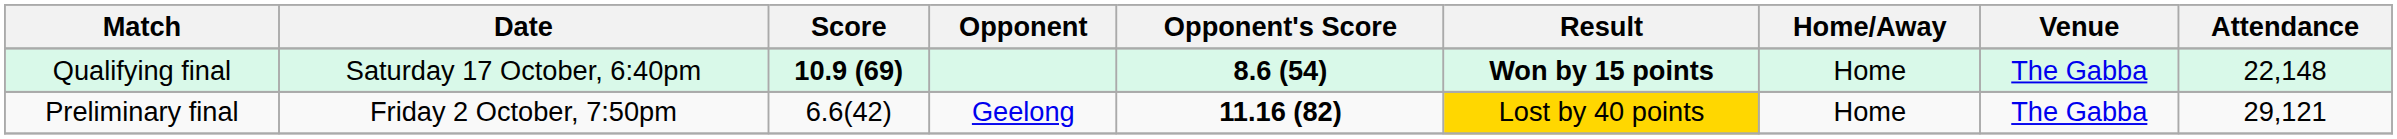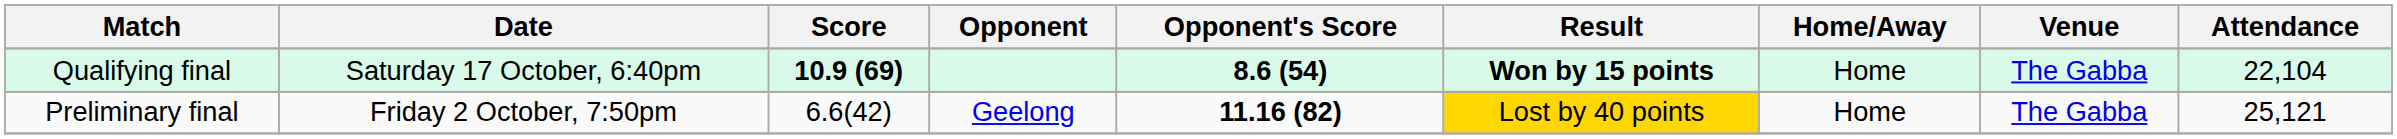(2285, 70) 22,148 -> (2285, 70) 22,104
(2285, 113) 29,121 -> (2285, 113) 25,121
